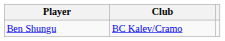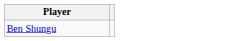- column: (162, 12)
